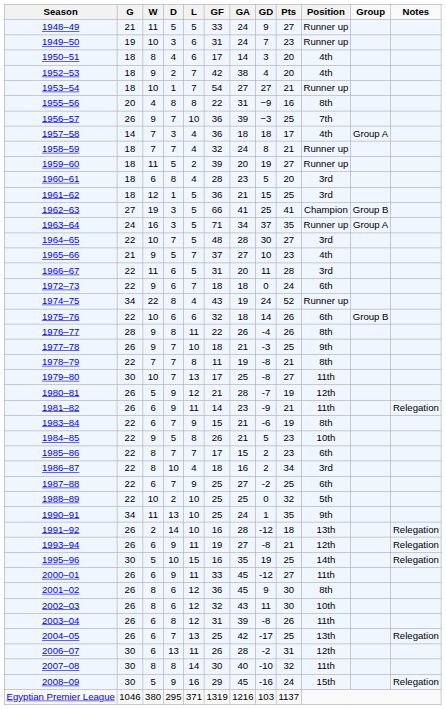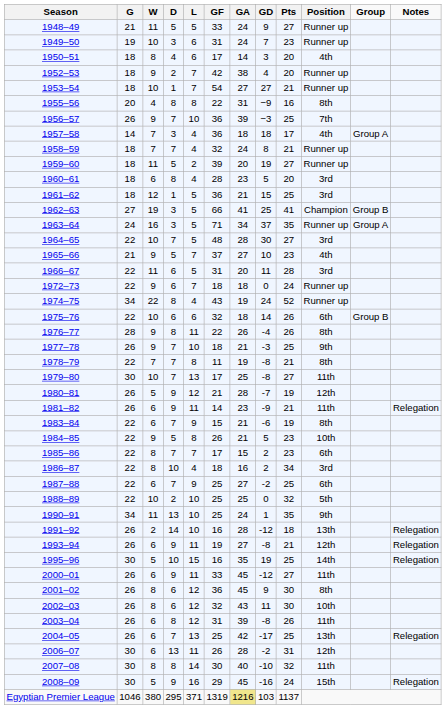(326, 73) 4th -> (326, 73) Runner up
(326, 286) 6th -> (326, 286) Runner up
(243, 697) no background -> (243, 697) khaki background
